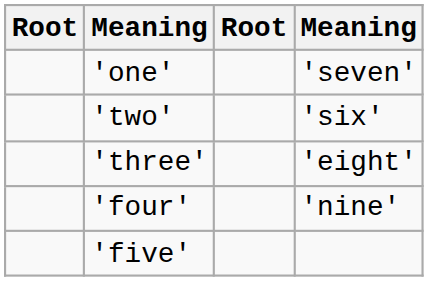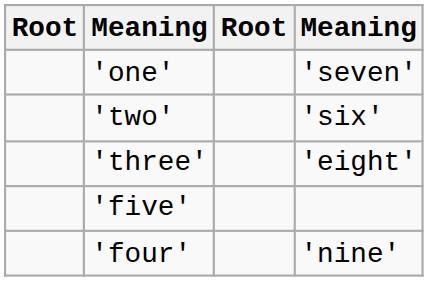rows swapped: (141, 208) <-> (141, 253)
